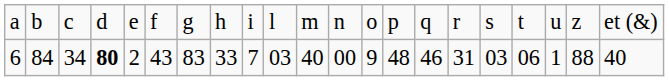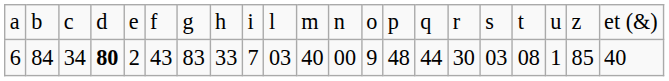(431, 57) 46 -> (431, 57) 44
(464, 57) 31 -> (464, 57) 30
(529, 57) 06 -> (529, 57) 08
(583, 57) 88 -> (583, 57) 85
